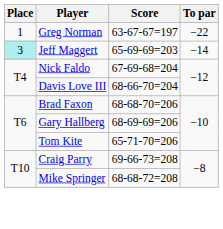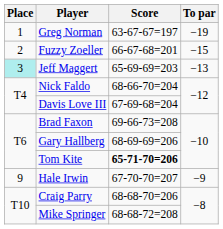(199, 31) −22 -> (199, 31) −19
+ row: (71, 50)
(199, 50) −14 -> (199, 68) −13
(145, 68) 67-69-68=204 -> (145, 86) 68-66-70=204
(145, 86) 68-66-70=204 -> (145, 104) 67-69-68=204
(145, 104) 68-68-70=206 -> (145, 123) 69-66-73=208
(145, 141) normal -> (145, 159) bold
+ row: (63, 178)
(145, 159) 69-66-73=208 -> (145, 196) 68-68-70=206
